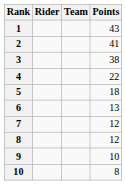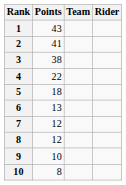columns swapped: (47, 12) <-> (106, 12)
